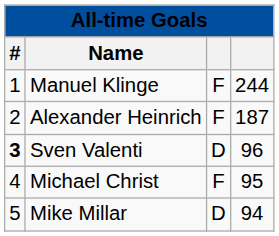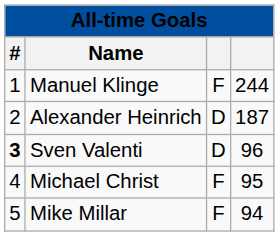(218, 117) F -> (218, 117) D
(218, 214) D -> (218, 214) F
